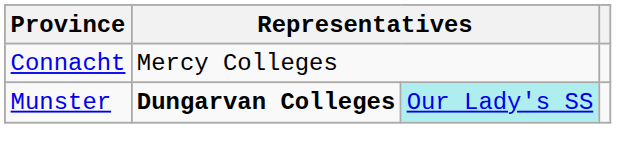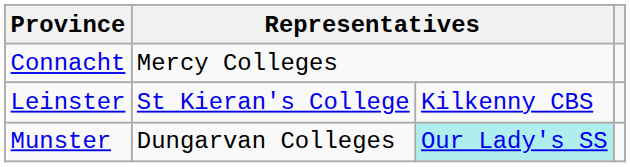+ row: (68, 102)
(266, 102) bold -> (266, 141) normal
